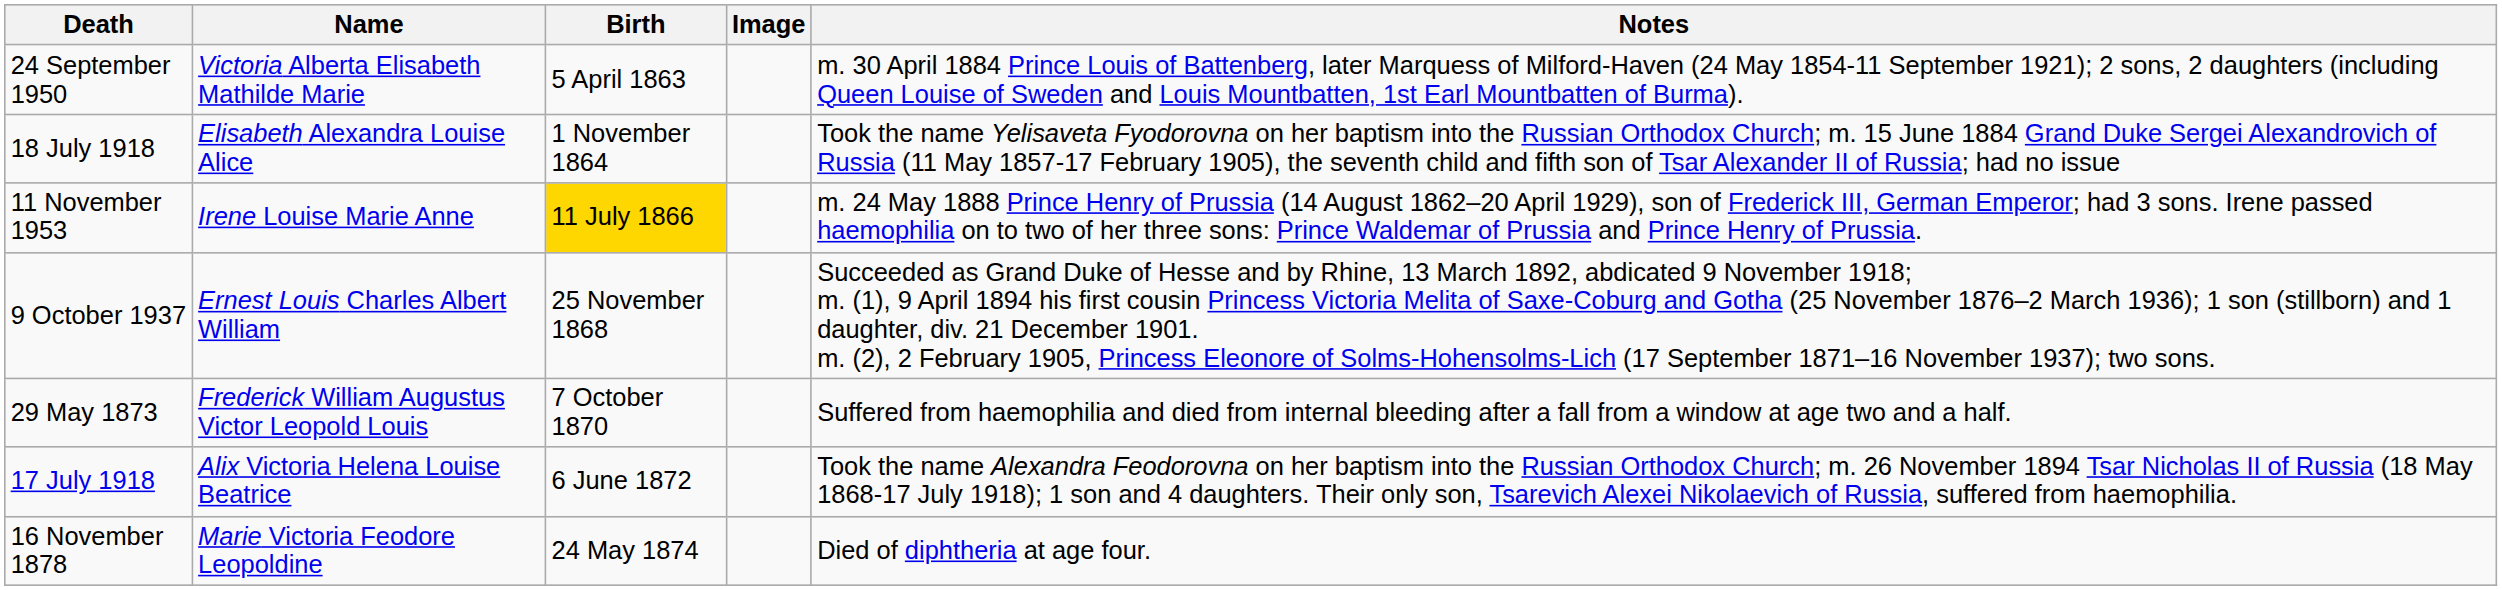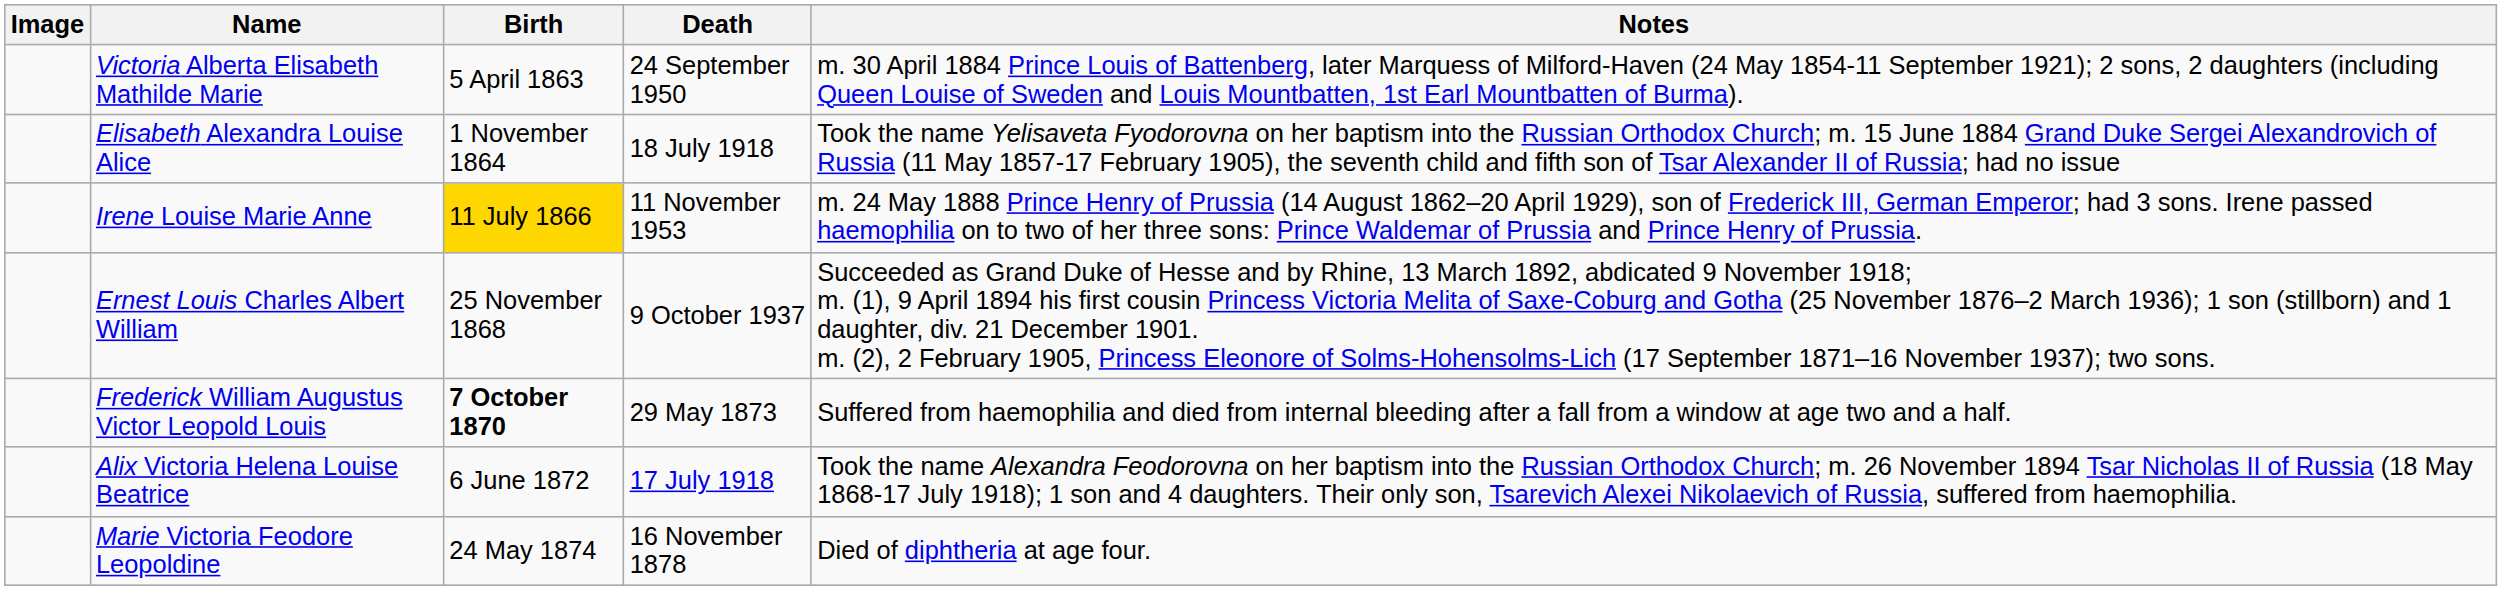columns swapped: (769, 24) <-> (99, 24)
(607, 412) normal -> (509, 412) bold
